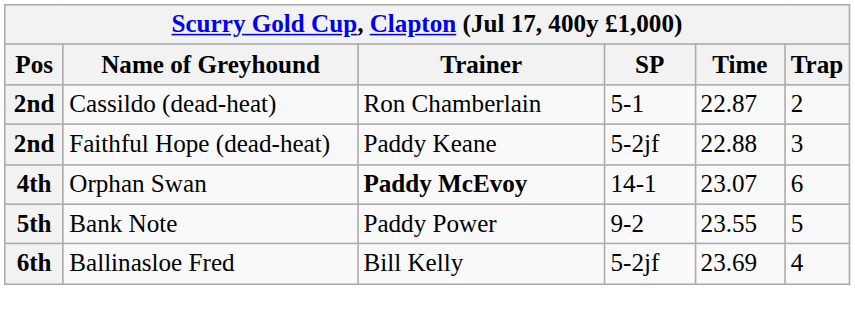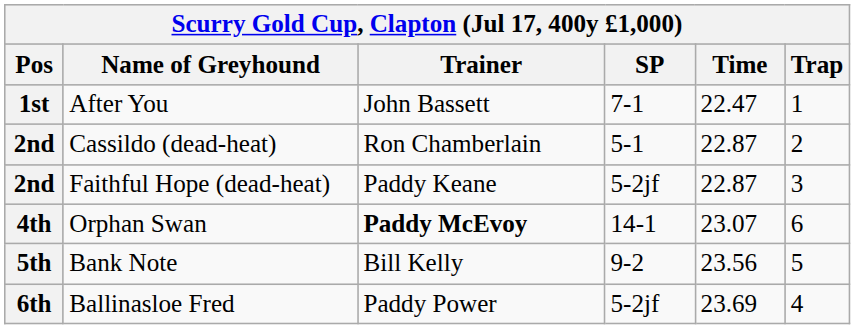+ row: (119, 104)
(729, 143) 22.88 -> (729, 183) 22.87
(430, 223) Paddy Power -> (413, 263) Bill Kelly
(729, 223) 23.55 -> (729, 263) 23.56
(413, 263) Bill Kelly -> (430, 303) Paddy Power
